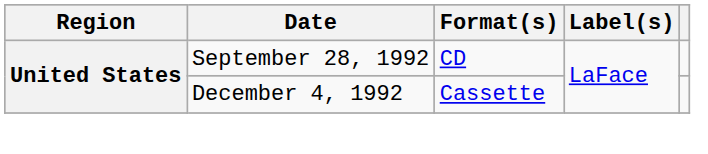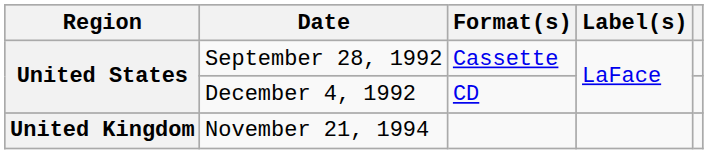(453, 59) CD -> (506, 59) Cassette
(492, 94) Cassette -> (466, 94) CD
+ row: (317, 130)
